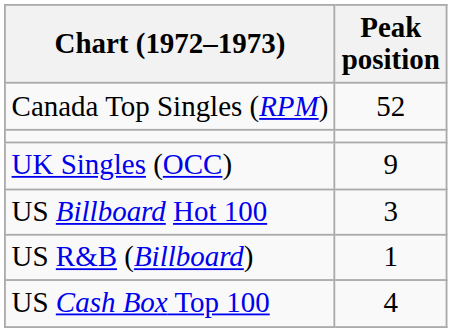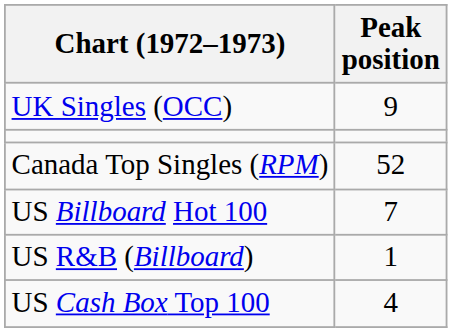rows swapped: (170, 105) <-> (122, 165)
(391, 211) 3 -> (391, 211) 7
